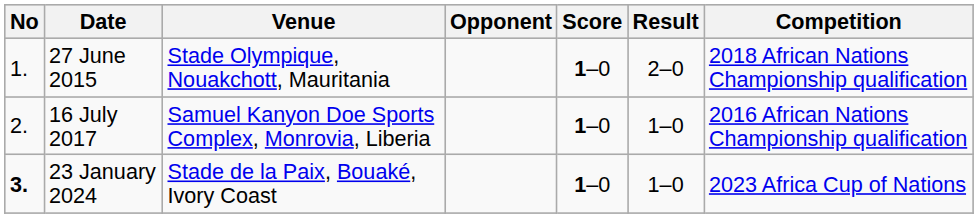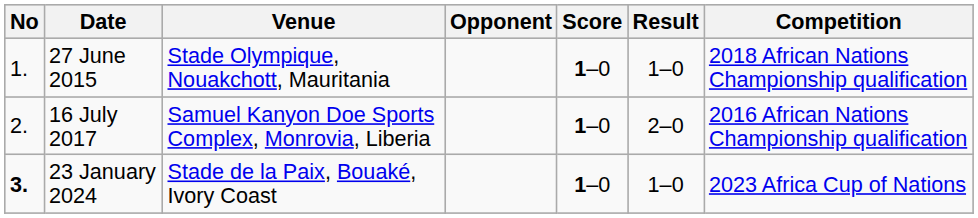(666, 67) 2–0 -> (666, 67) 1–0
(666, 125) 1–0 -> (666, 125) 2–0
